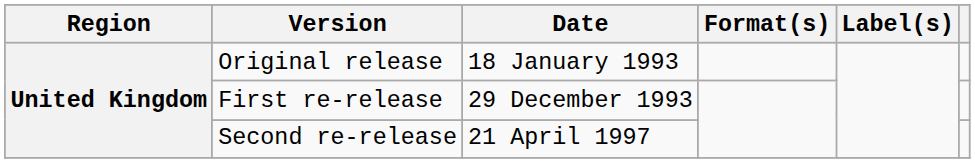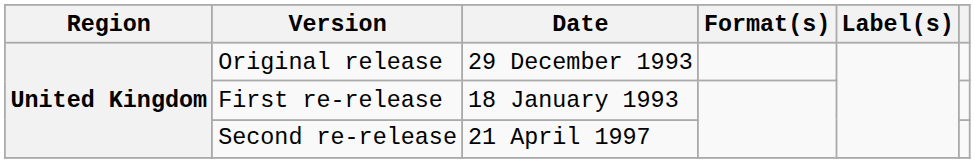(573, 62) 18 January 1993 -> (580, 62) 29 December 1993
(580, 100) 29 December 1993 -> (573, 100) 18 January 1993
